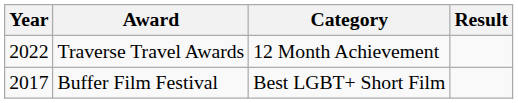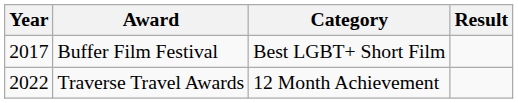rows swapped: (151, 51) <-> (138, 82)
